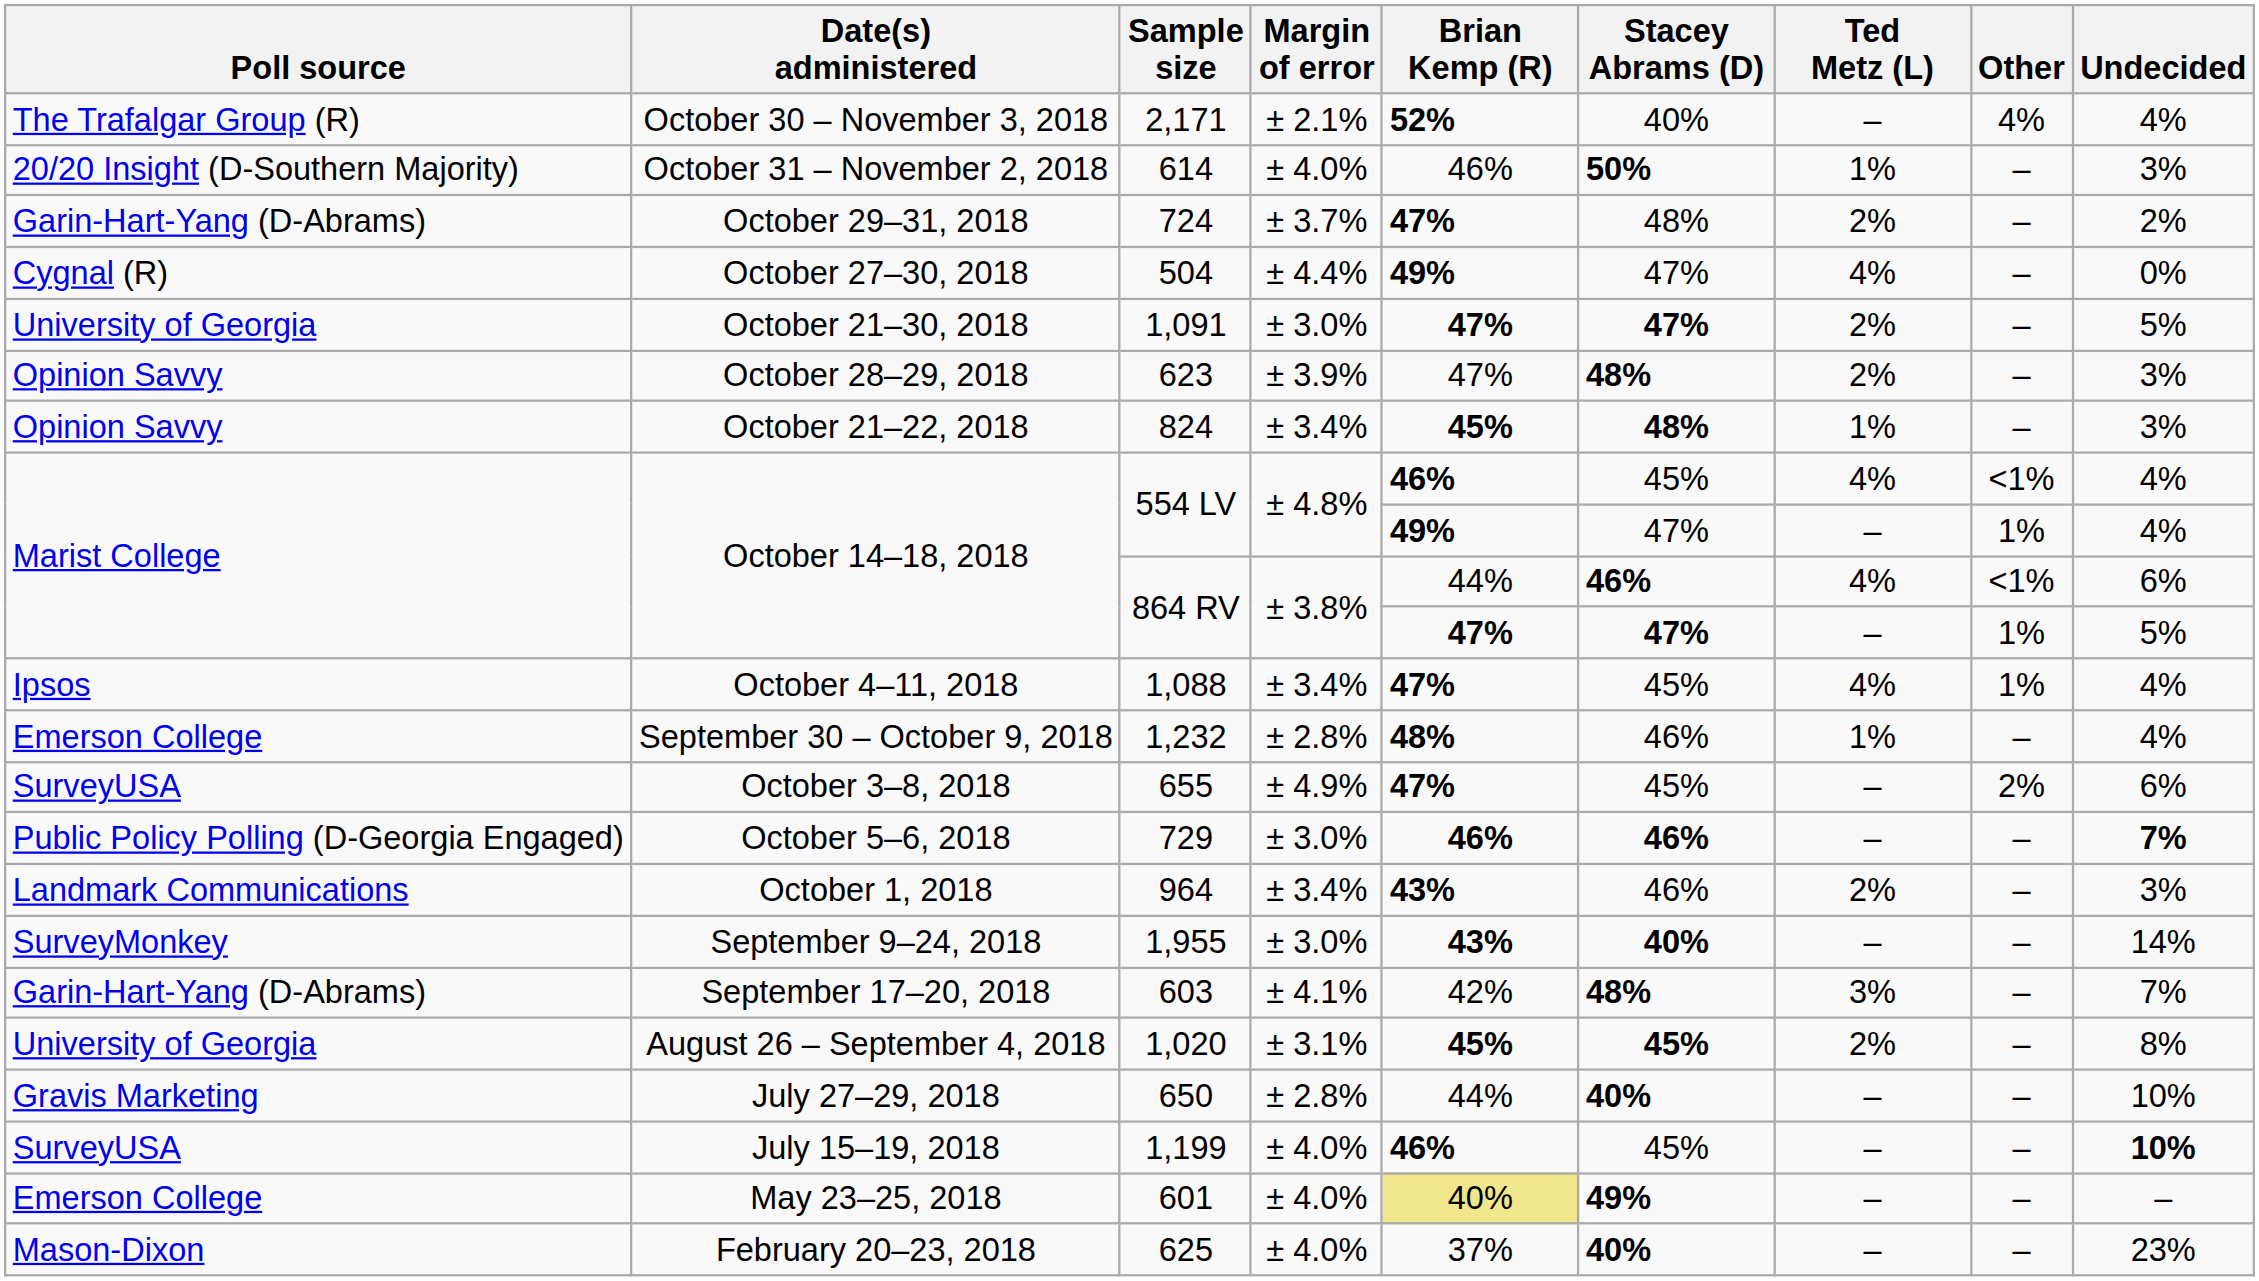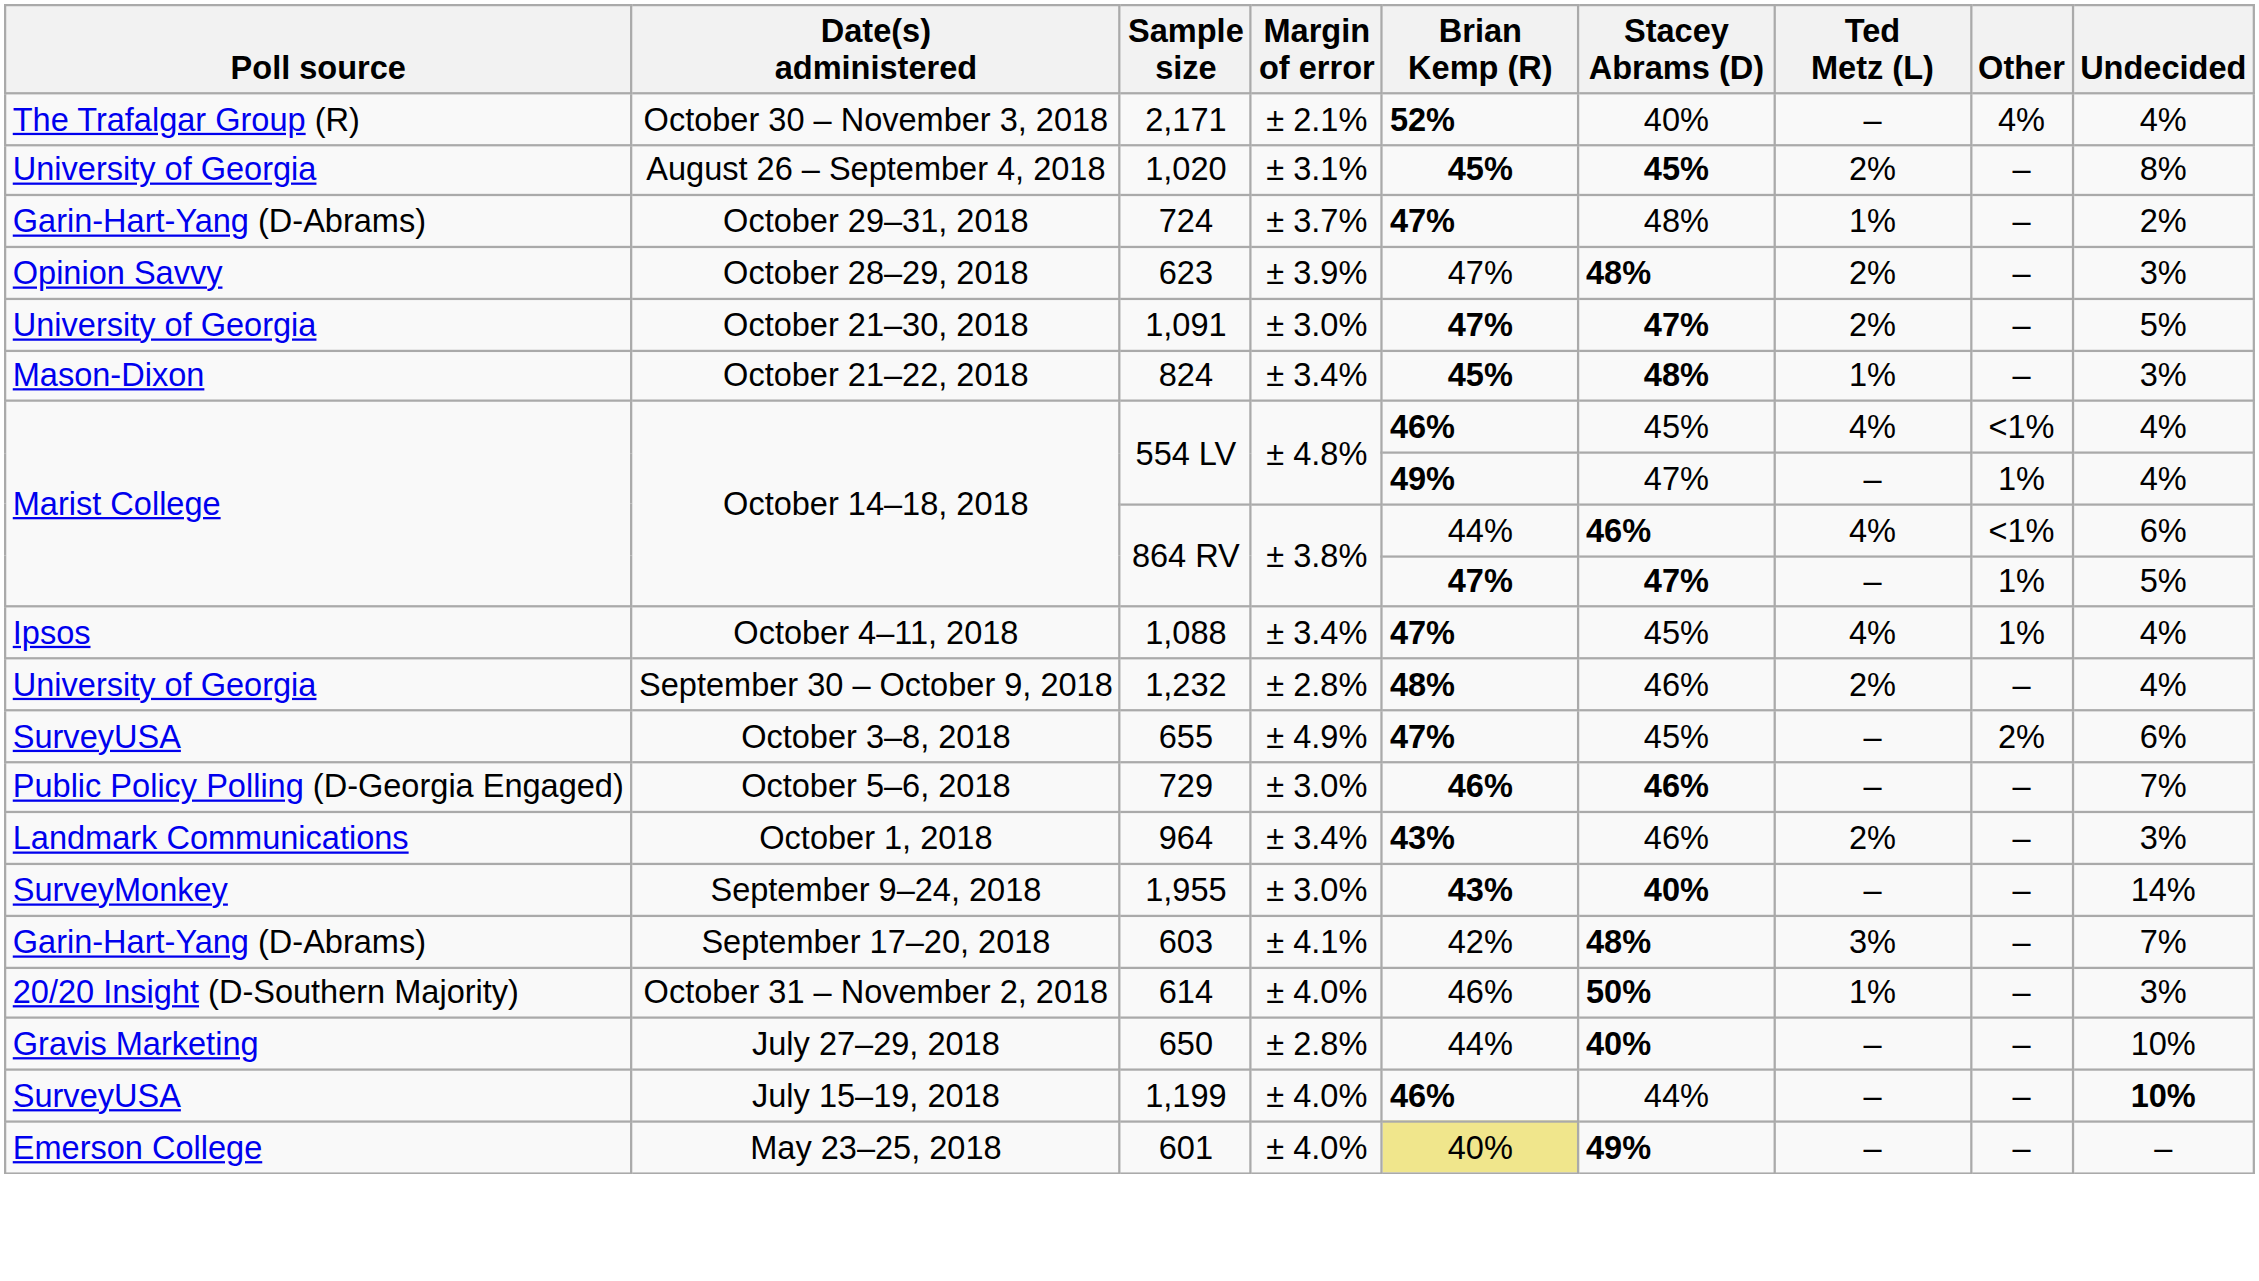rows swapped: (876, 170) <-> (876, 1044)
(1872, 222) 2% -> (1872, 222) 1%
- row: (876, 273)
rows swapped: (876, 324) <-> (876, 376)
(118, 427) Opinion Savvy -> (109, 376) Mason-Dixon
(137, 736) Emerson College -> (165, 684) University of Georgia
(1872, 736) 1% -> (1872, 684) 2%
(2163, 839) bold -> (2163, 787) normal
(1676, 1147) 45% -> (1676, 1096) 44%
- row: (876, 1250)
